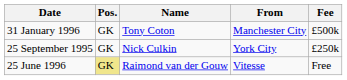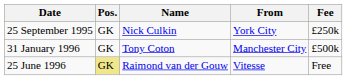rows swapped: (50, 48) <-> (43, 30)
